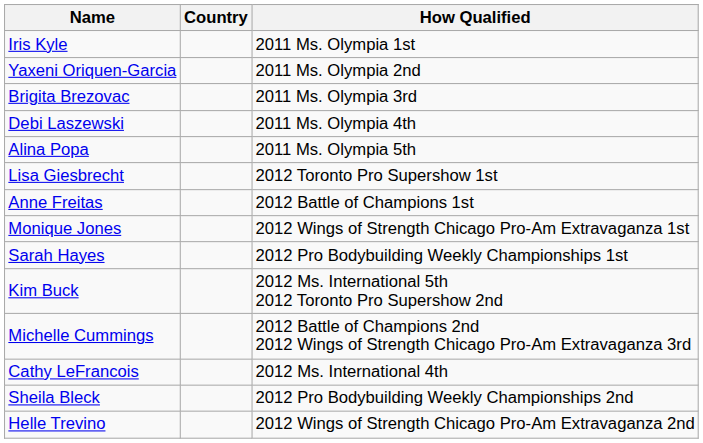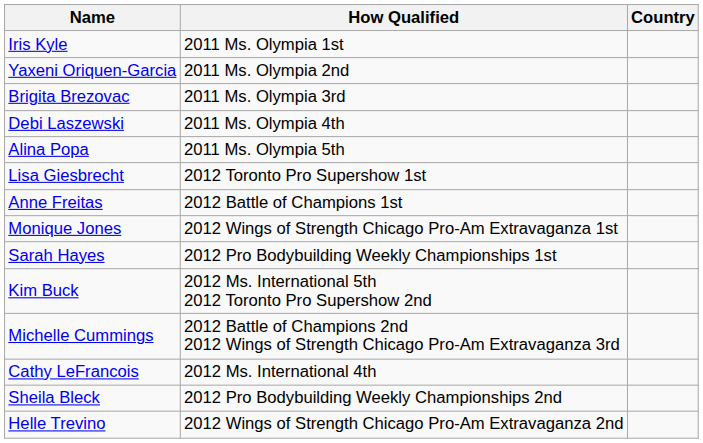columns swapped: (216, 17) <-> (475, 17)
